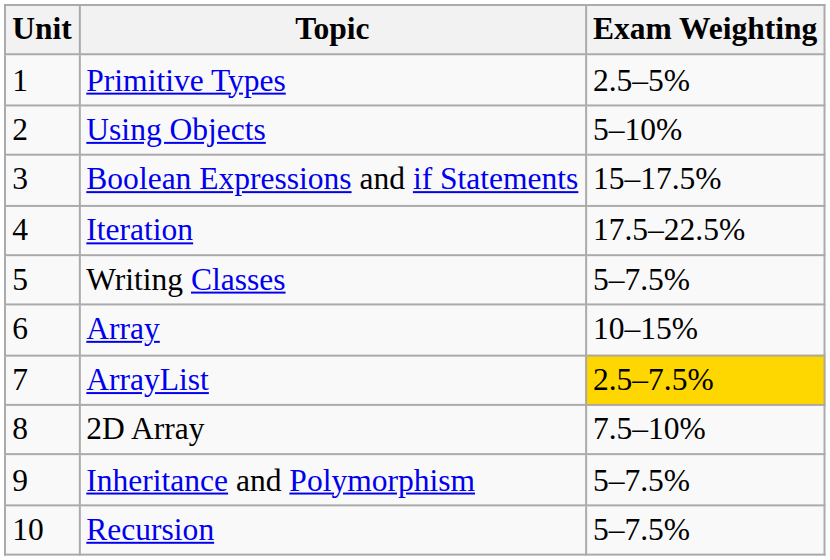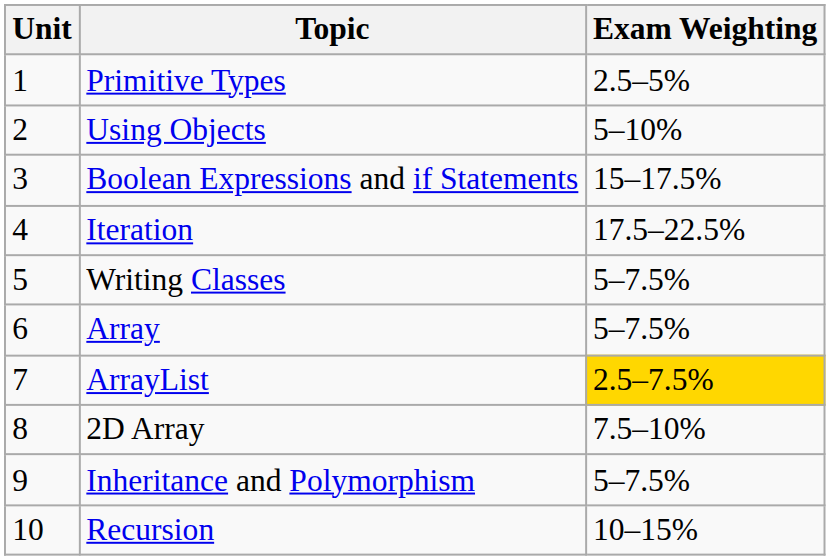(645, 329) 10–15% -> (641, 329) 5–7.5%
(641, 529) 5–7.5% -> (645, 529) 10–15%
